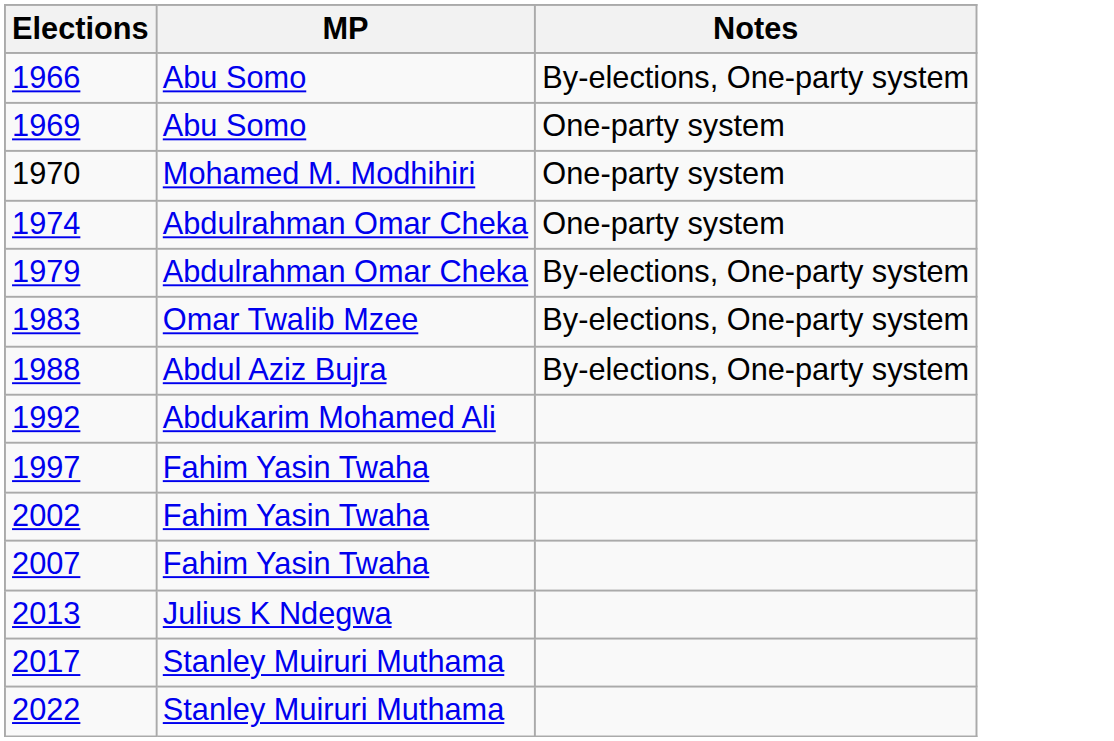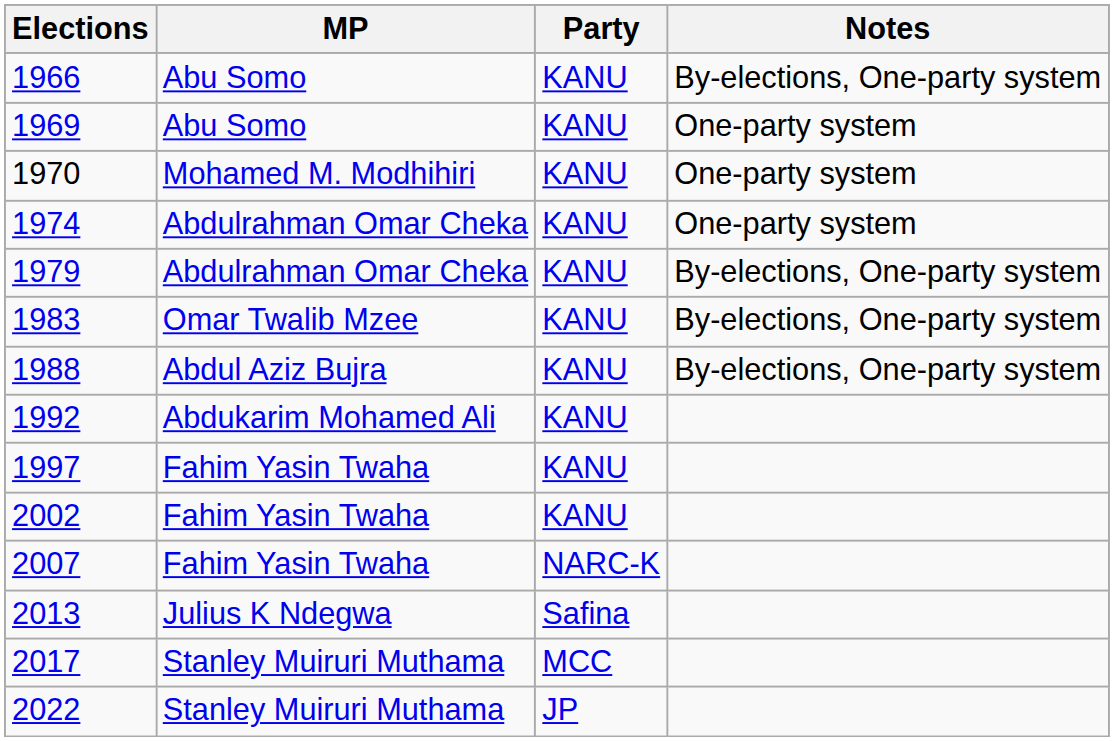+ column: (601, 28)
